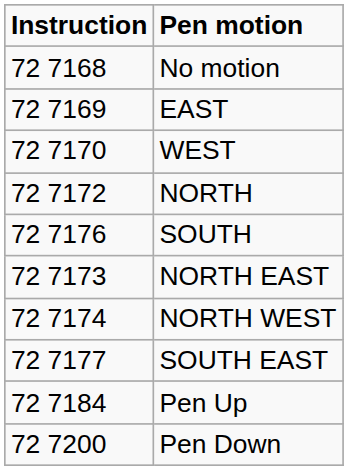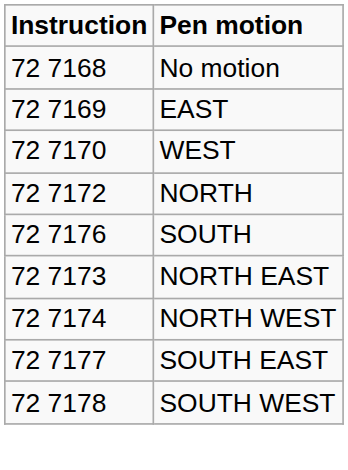+ row: (247, 402)
- row: (204, 402)
- row: (220, 444)
